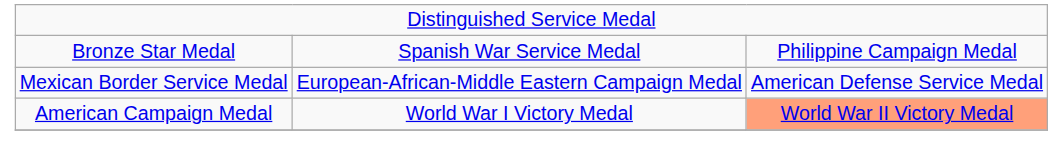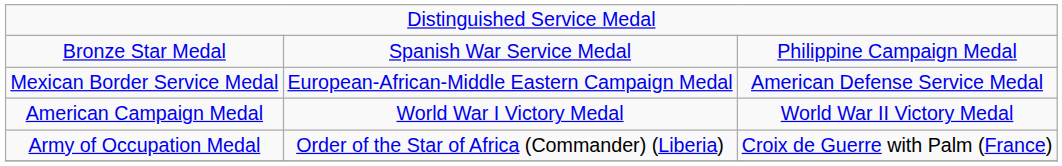(897, 113) lightsalmon background -> (897, 113) no background
+ row: (144, 144)
